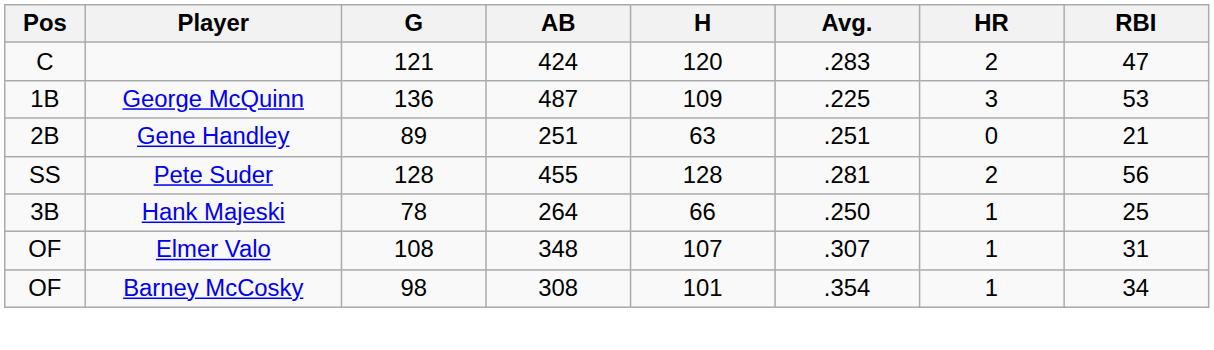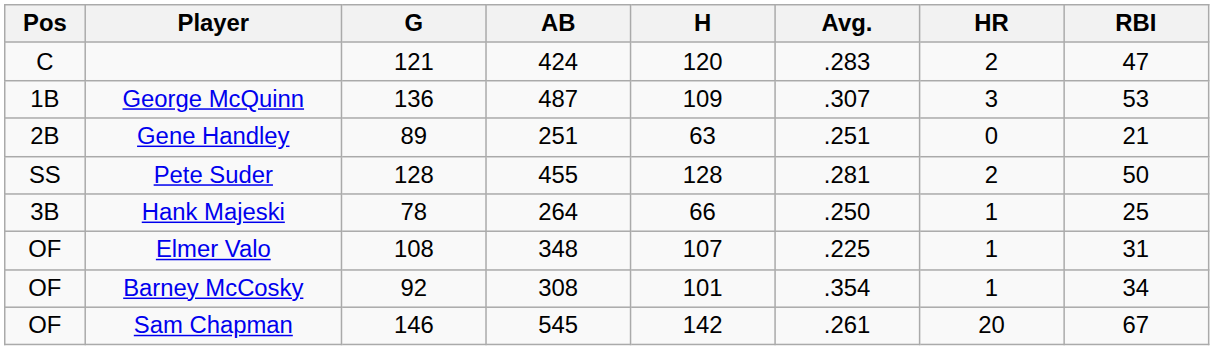(847, 99) .225 -> (847, 99) .307
(1136, 174) 56 -> (1136, 174) 50
(847, 250) .307 -> (847, 250) .225
(414, 288) 98 -> (414, 288) 92
+ row: (213, 325)
